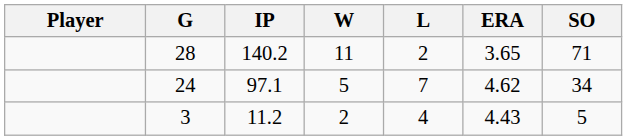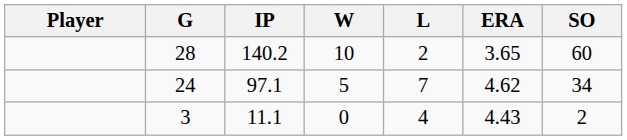(344, 53) 11 -> (344, 53) 10
(582, 53) 71 -> (582, 53) 60
(265, 118) 11.2 -> (265, 118) 11.1
(344, 118) 2 -> (344, 118) 0
(582, 118) 5 -> (582, 118) 2
